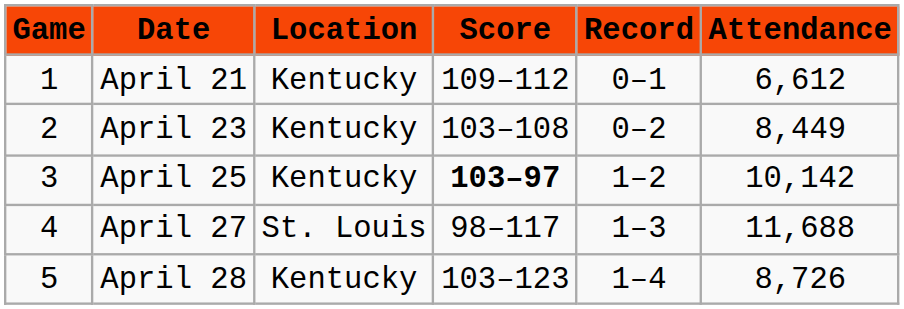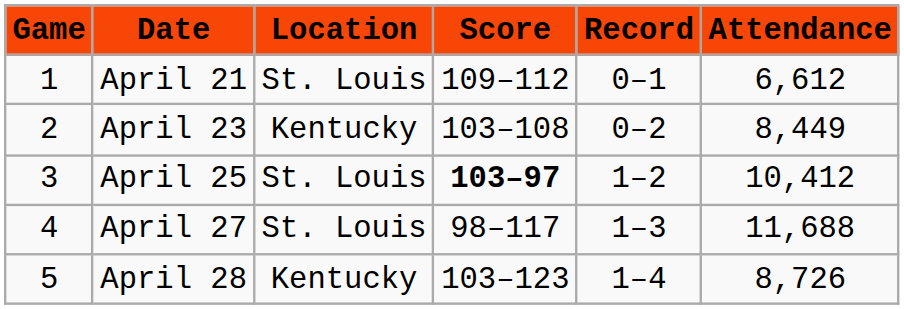(344, 80) Kentucky -> (344, 80) St. Louis
(344, 179) Kentucky -> (344, 179) St. Louis
(800, 179) 10,142 -> (800, 179) 10,412
